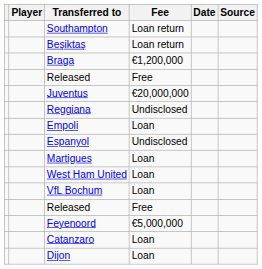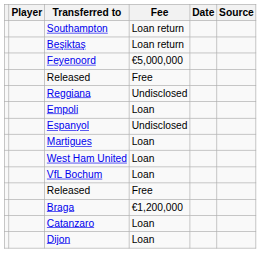rows swapped: (61, 61) <-> (71, 223)
- row: (67, 93)
